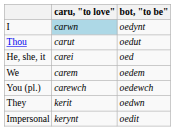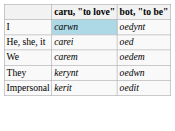- row: (17, 42)
- row: (24, 88)
(63, 103) kerit -> (66, 73) kerynt
(66, 118) kerynt -> (63, 88) kerit
